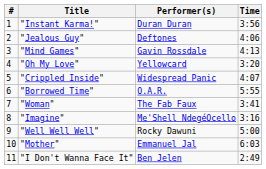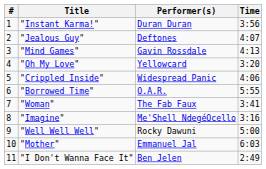(250, 38) 4:06 -> (250, 38) 4:07
(250, 78) 4:07 -> (250, 78) 4:06
